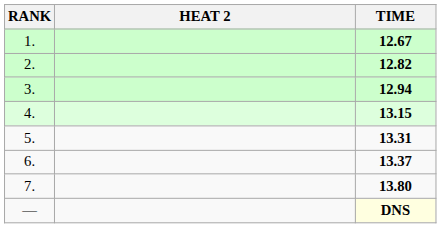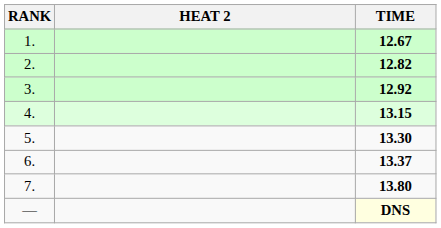(395, 89) 12.94 -> (395, 89) 12.92
(395, 138) 13.31 -> (395, 138) 13.30
